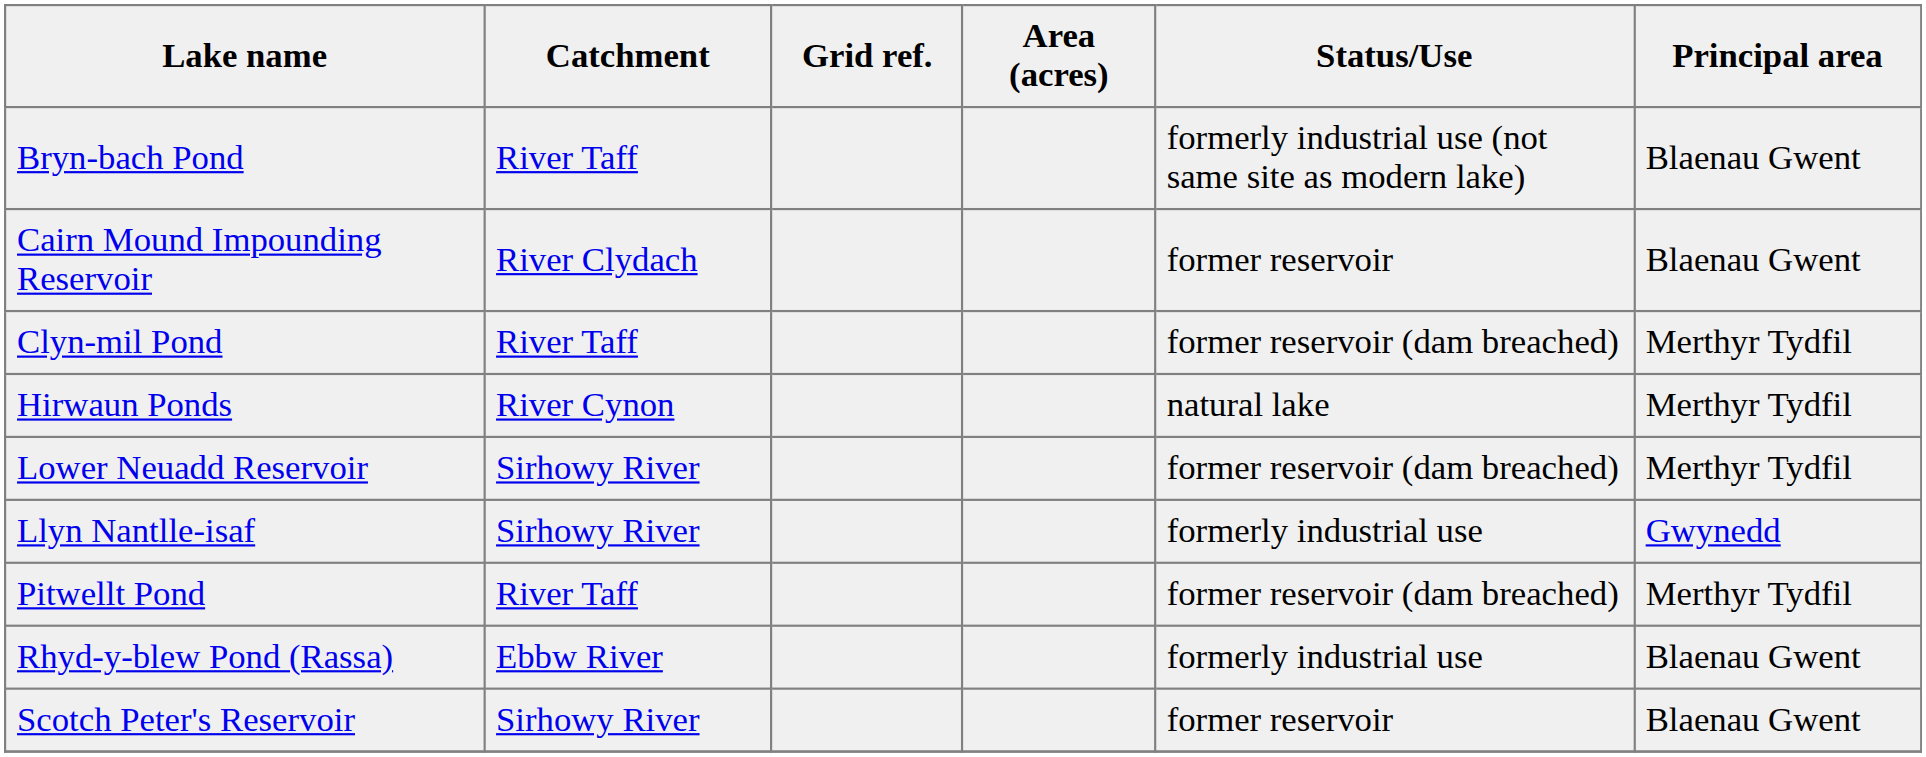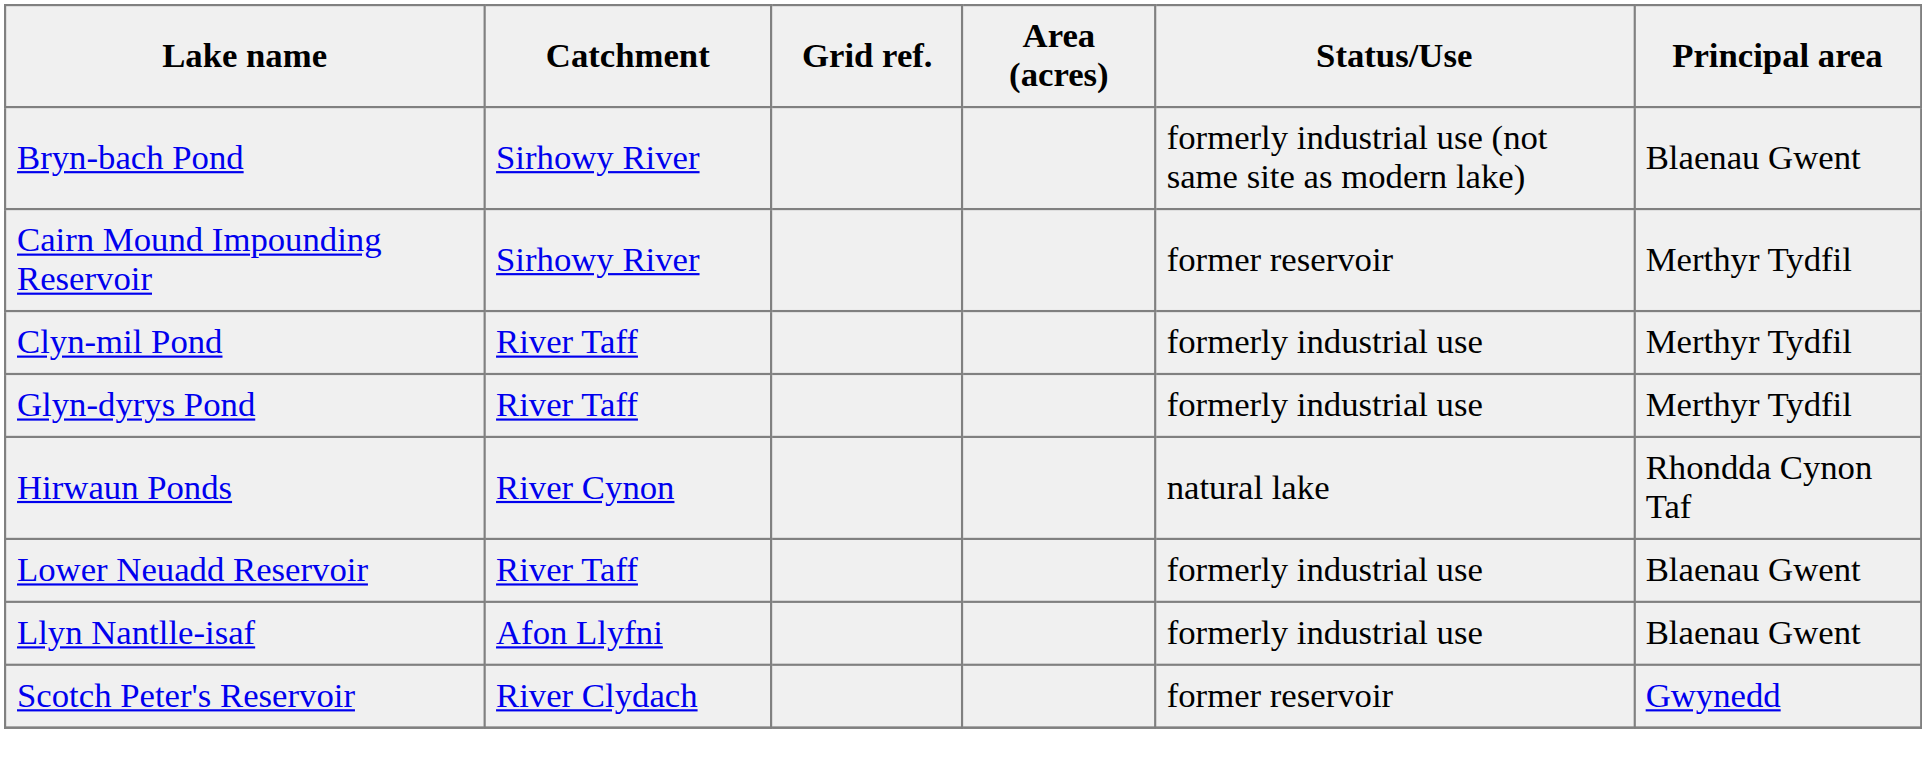(567, 157) River Taff -> (598, 157) Sirhowy River
(597, 259) River Clydach -> (598, 259) Sirhowy River
(1753, 259) Blaenau Gwent -> (1749, 259) Merthyr Tydfil
(1393, 341) former reservoir (dam breached) -> (1325, 341) formerly industrial use
+ row: (136, 404)
(1749, 404) Merthyr Tydfil -> (1759, 487) Rhondda Cynon Taf
(598, 467) Sirhowy River -> (567, 569) River Taff
(1393, 467) former reservoir (dam breached) -> (1325, 569) formerly industrial use
(1749, 467) Merthyr Tydfil -> (1753, 569) Blaenau Gwent
(598, 530) Sirhowy River -> (579, 632) Afon Llyfni
(1713, 530) Gwynedd -> (1753, 632) Blaenau Gwent
- row: (111, 593)
- row: (205, 656)
(598, 719) Sirhowy River -> (597, 695) River Clydach
(1753, 719) Blaenau Gwent -> (1713, 695) Gwynedd
